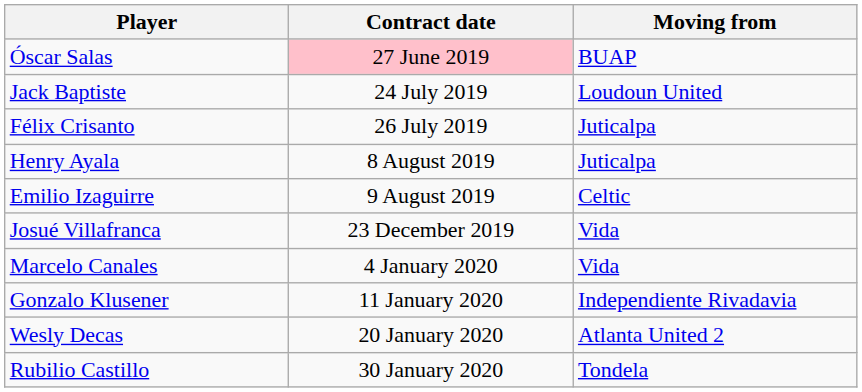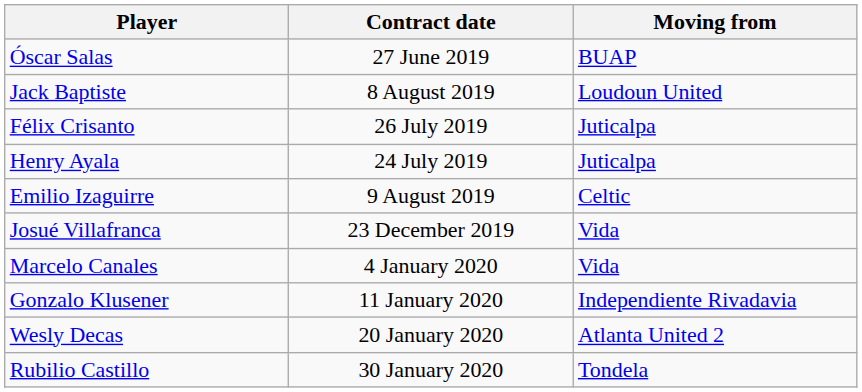(431, 56) pink background -> (431, 56) no background
(431, 91) 24 July 2019 -> (431, 91) 8 August 2019
(431, 160) 8 August 2019 -> (431, 160) 24 July 2019
